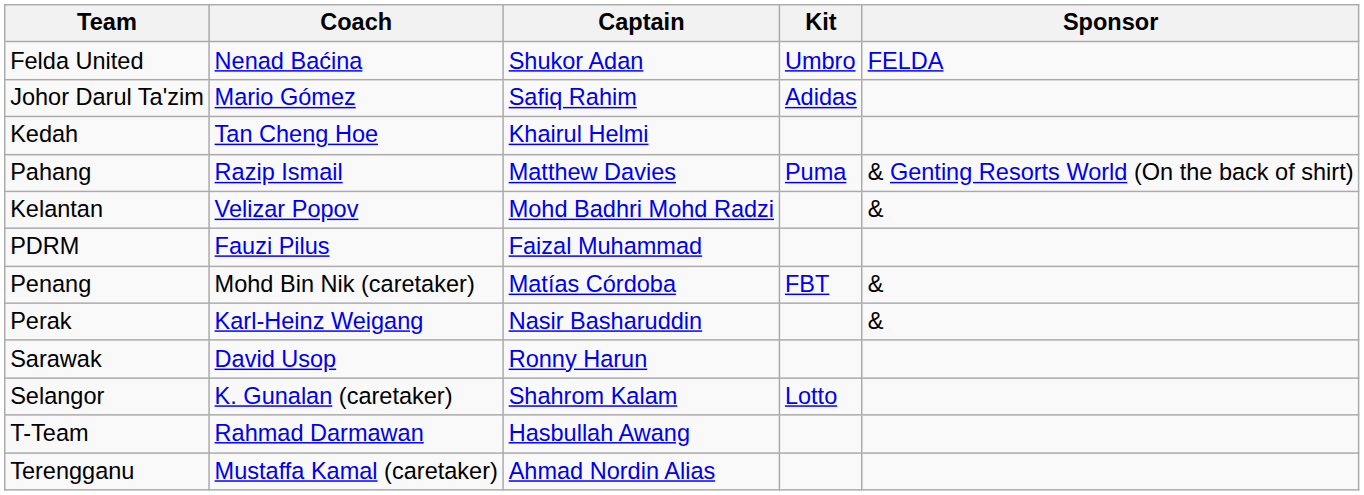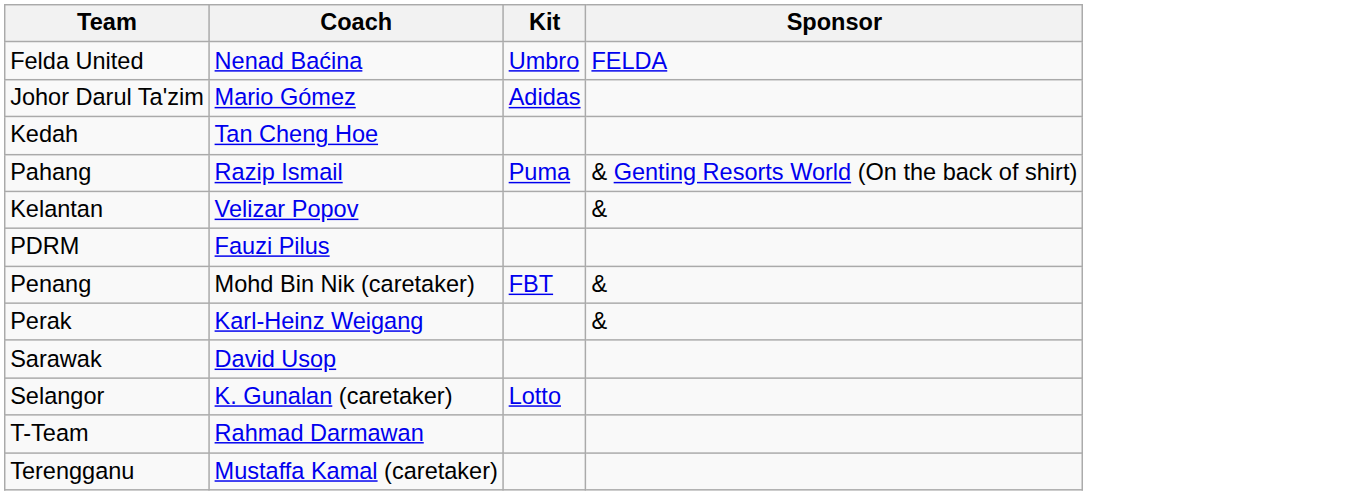- column: (641, 23)
